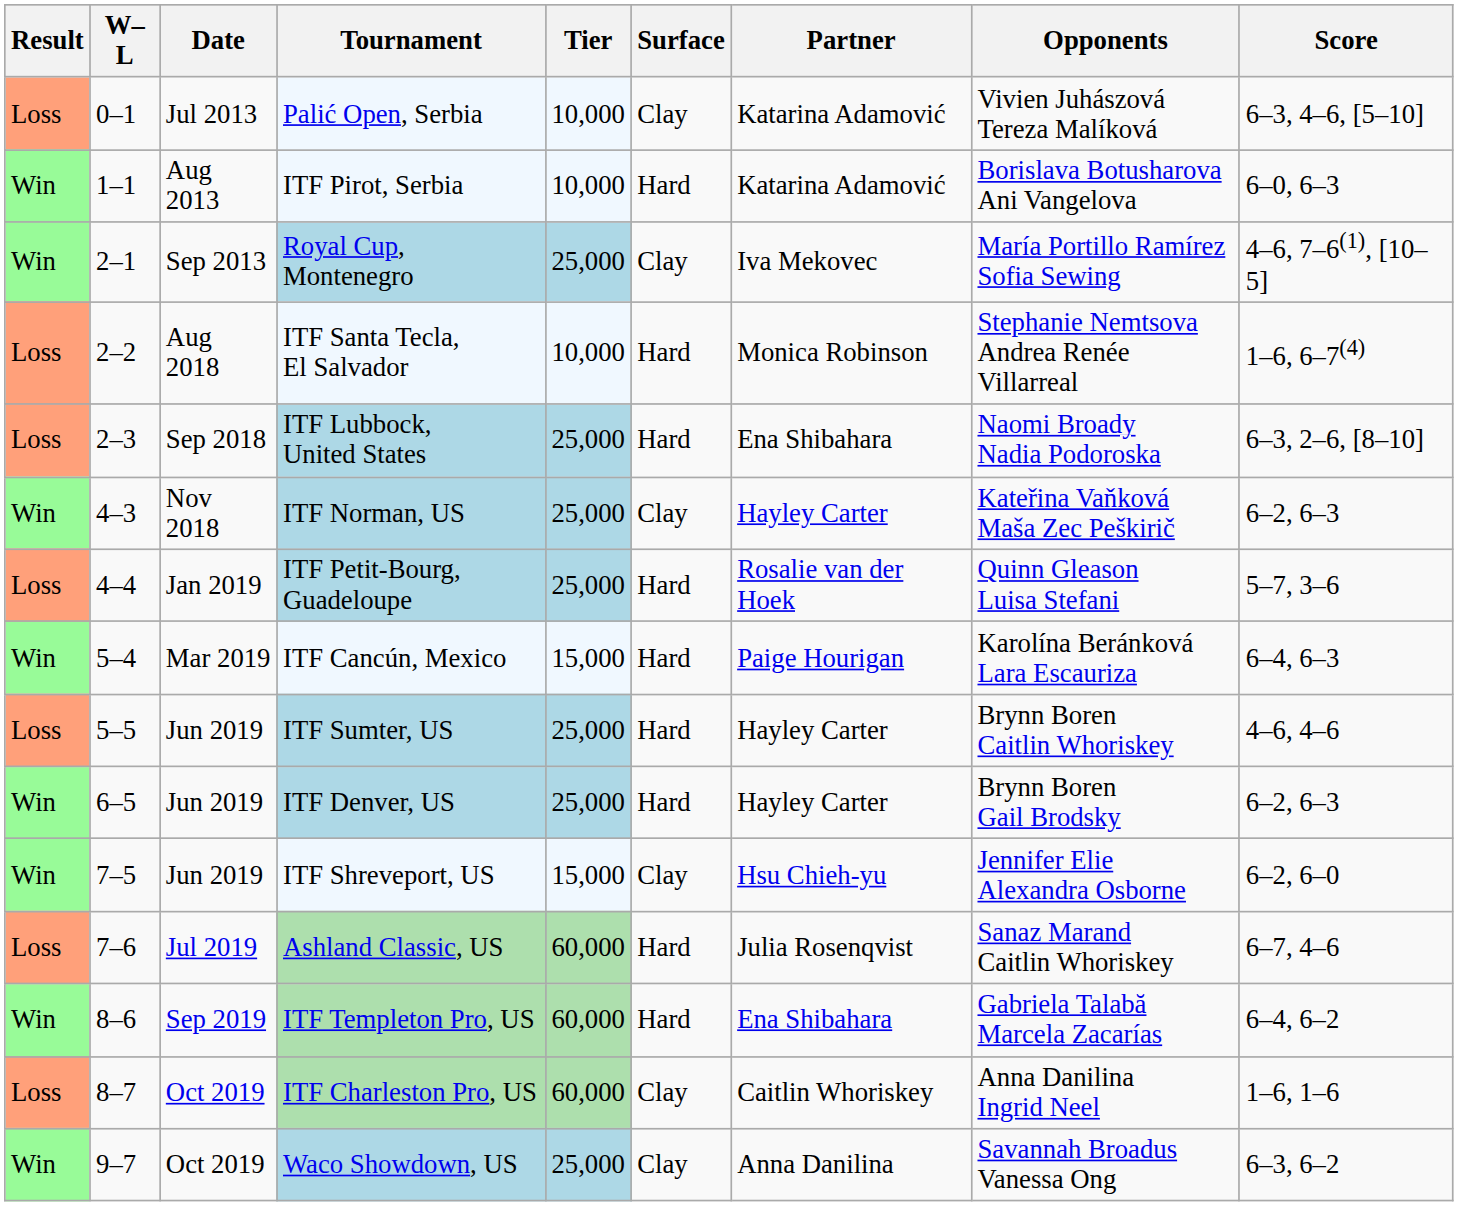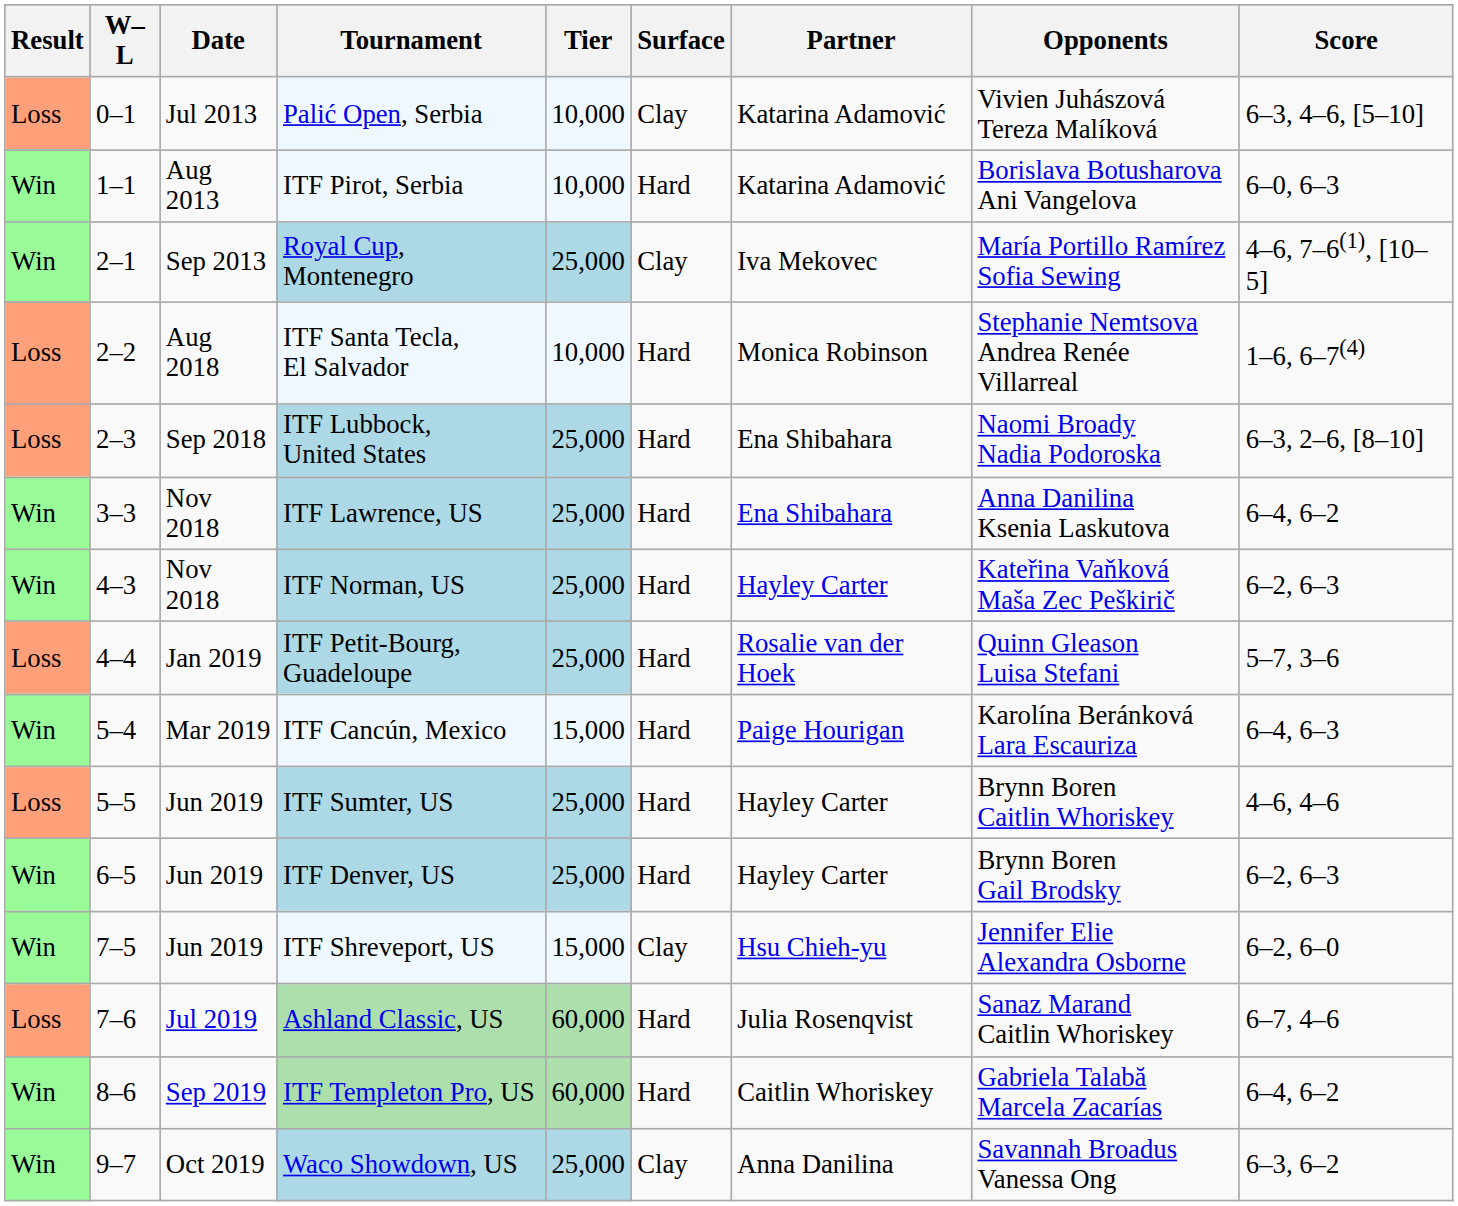+ row: (383, 512)
(662, 512) Clay -> (664, 585) Hard
(815, 1019) Ena Shibahara -> (835, 1092) Caitlin Whoriskey
- row: (410, 1092)
